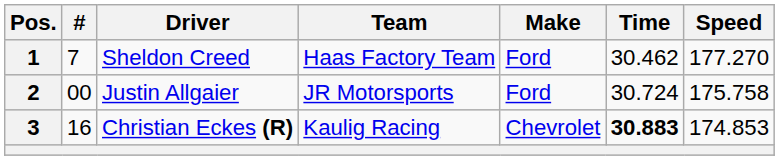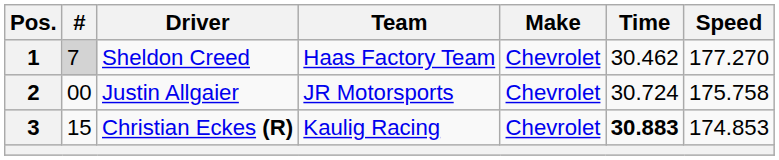(73, 58) no background -> (73, 58) lightgrey background
(528, 58) Ford -> (553, 58) Chevrolet
(528, 93) Ford -> (553, 93) Chevrolet
(79, 128) 16 -> (79, 128) 15
